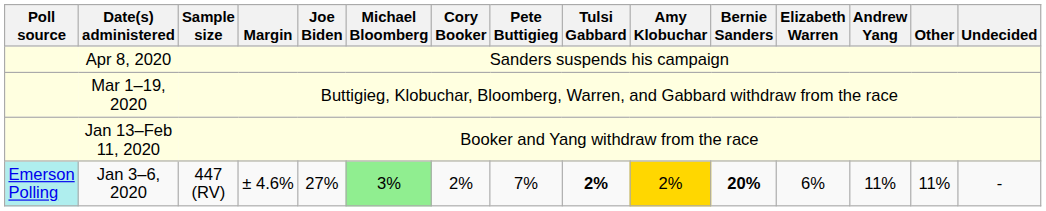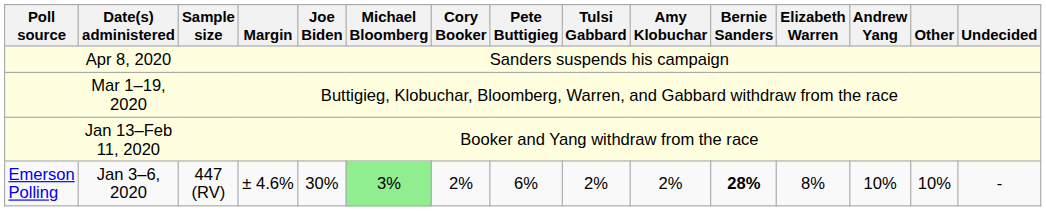(42, 184) paleturquoise background -> (42, 184) no background
(322, 184) 27% -> (322, 184) 30%
(526, 184) 7% -> (526, 184) 6%
(596, 184) bold -> (596, 184) normal
(671, 184) gold background -> (671, 184) no background
(744, 184) 20% -> (744, 184) 28%
(813, 184) 6% -> (813, 184) 8%
(880, 184) 11% -> (880, 184) 10%
(934, 184) 11% -> (934, 184) 10%
